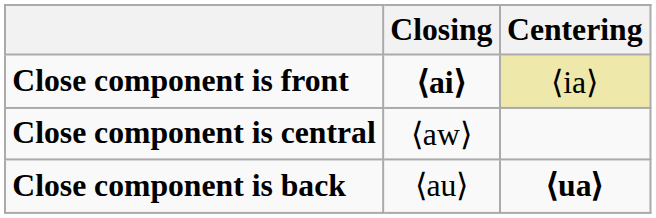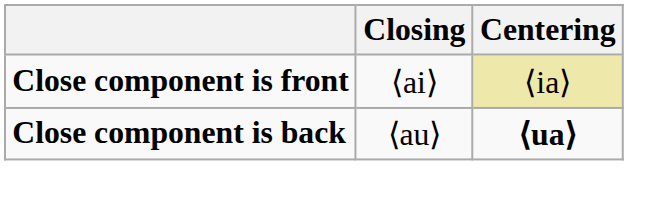(441, 81) bold -> (414, 81) normal
- row: (194, 133)
